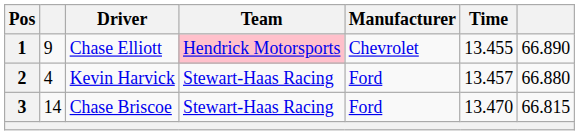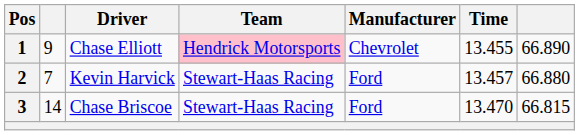(48, 77) 4 -> (48, 77) 7
